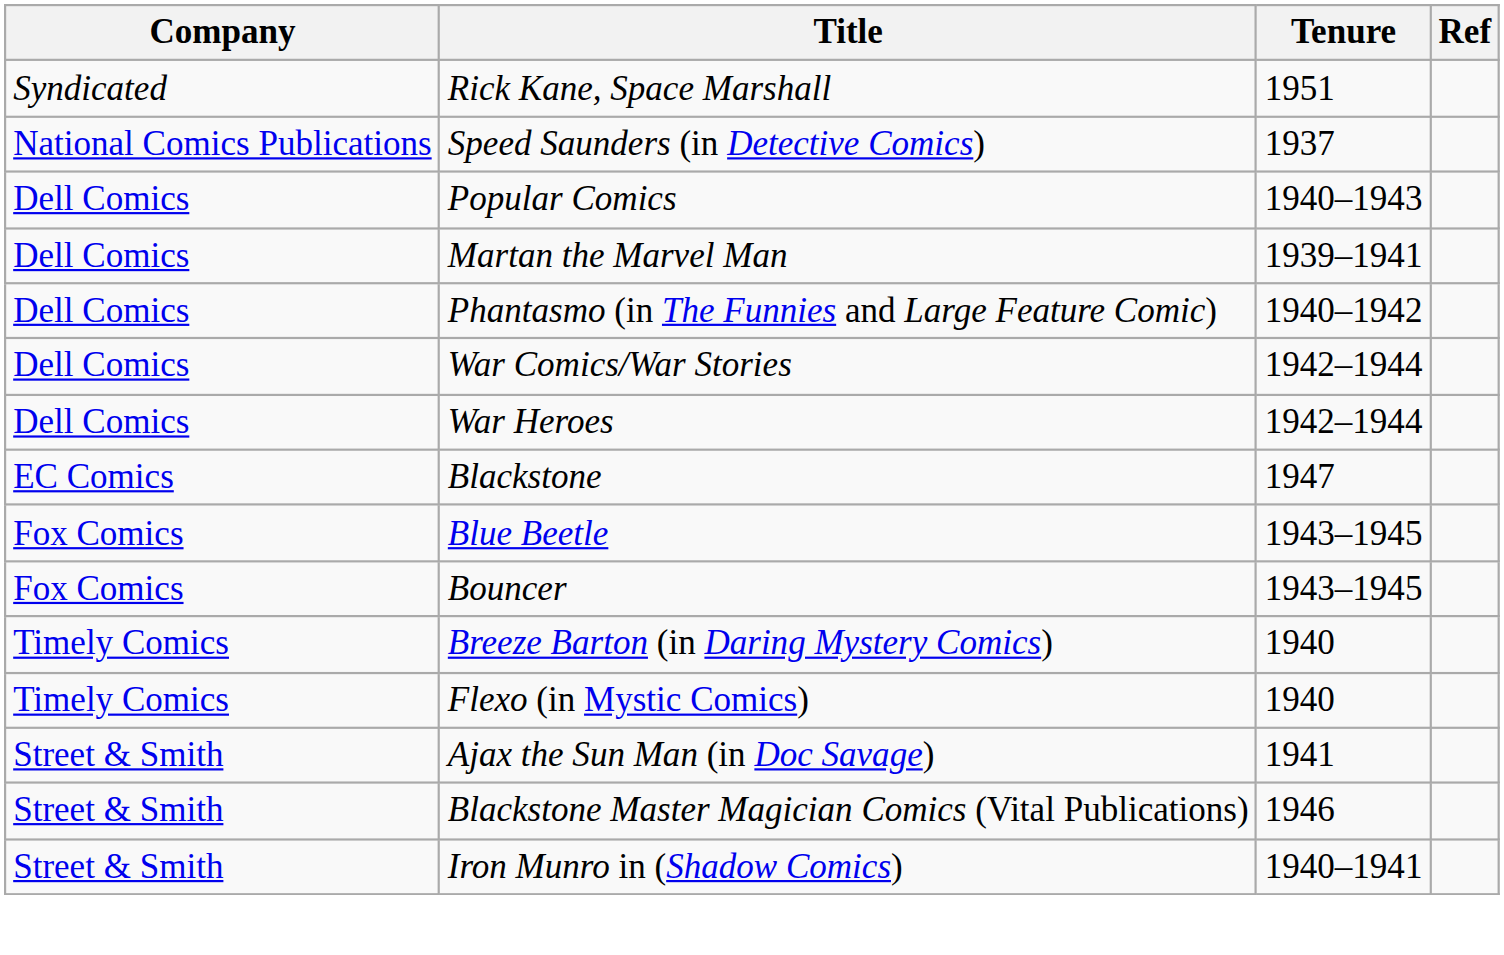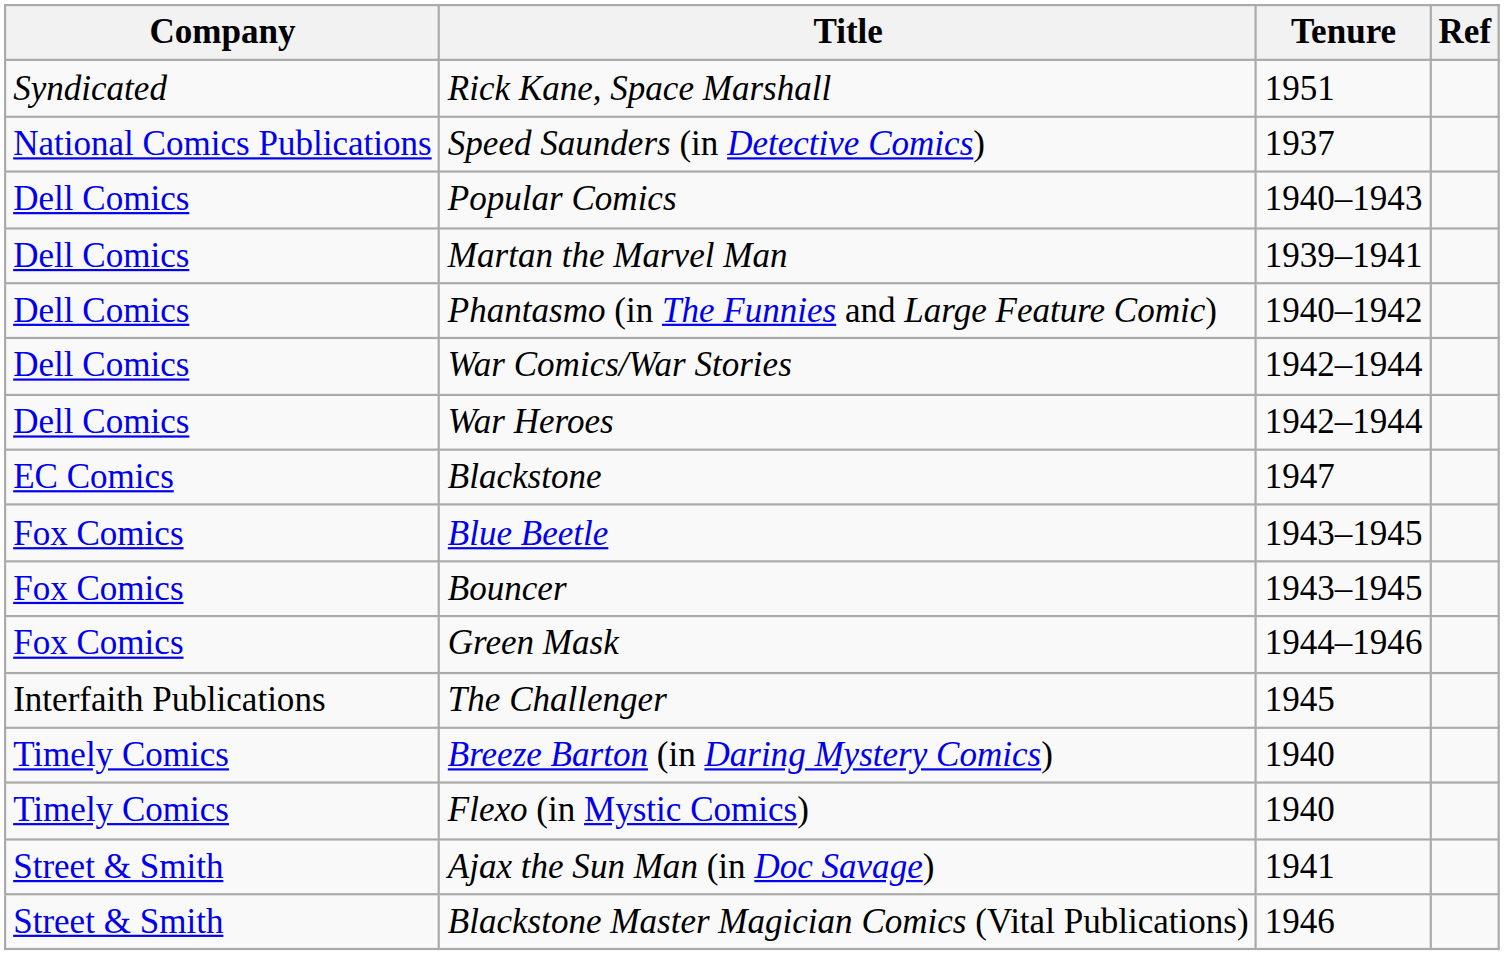+ row: (533, 643)
+ row: (557, 699)
- row: (675, 865)
